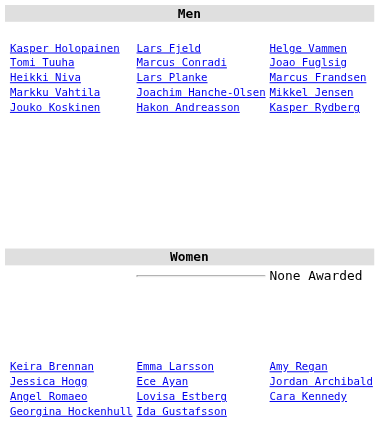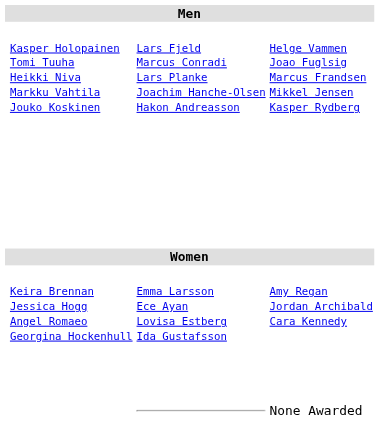rows swapped: (71, 389) <-> (71, 276)
